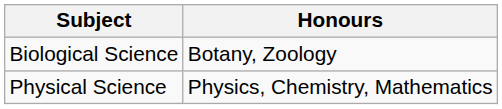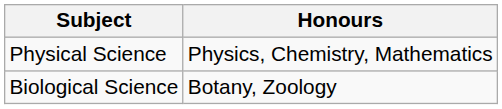rows swapped: (88, 86) <-> (94, 53)
